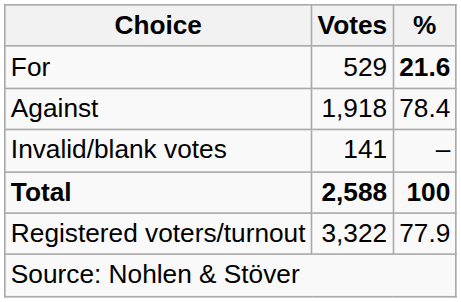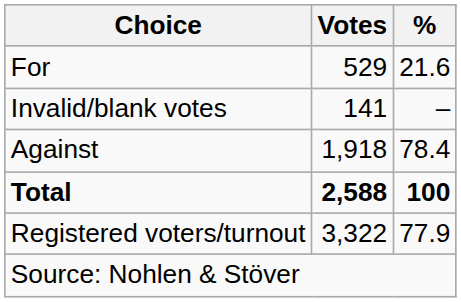(425, 66) bold -> (425, 66) normal
rows swapped: (55, 108) <-> (119, 150)
